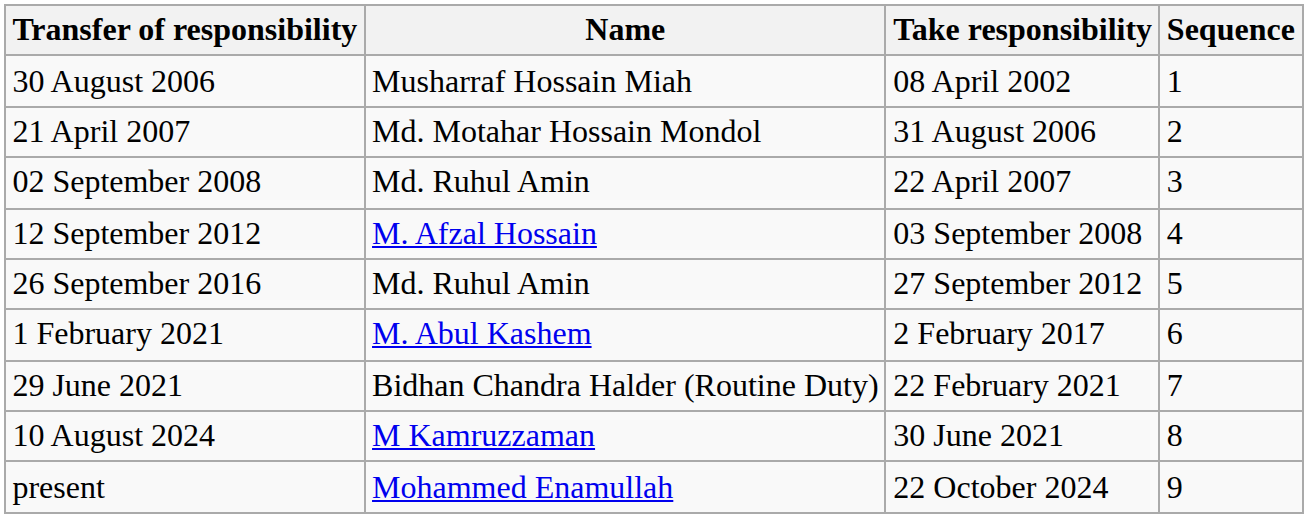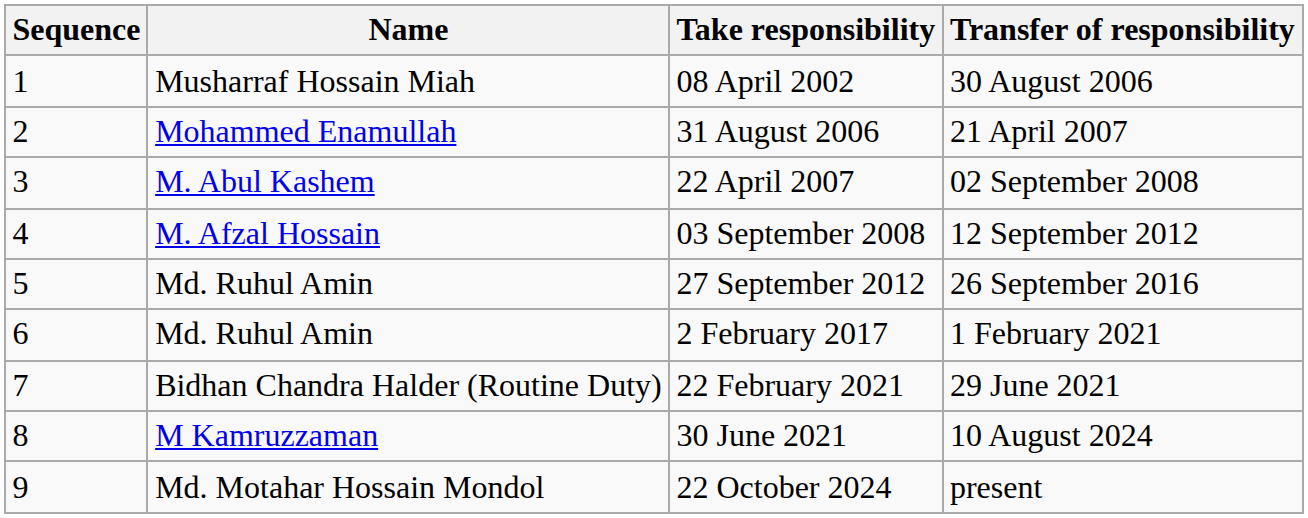columns swapped: (1231, 29) <-> (185, 29)
(567, 131) Md. Motahar Hossain Mondol -> (306, 131) Mohammed Enamullah
(481, 182) Md. Ruhul Amin -> (265, 182) M. Abul Kashem
(482, 334) M. Abul Kashem -> (264, 334) Md. Ruhul Amin
(523, 486) Mohammed Enamullah -> (350, 486) Md. Motahar Hossain Mondol
